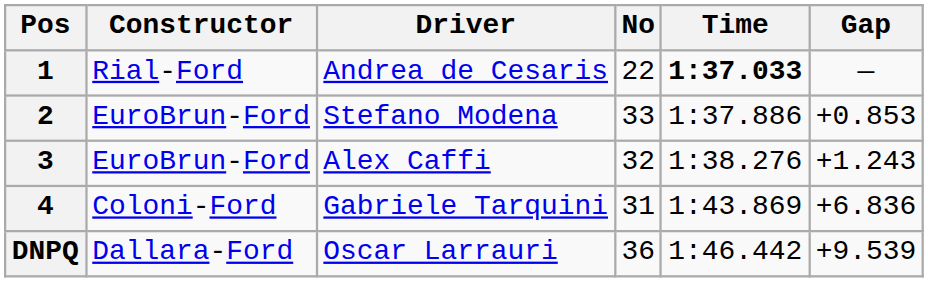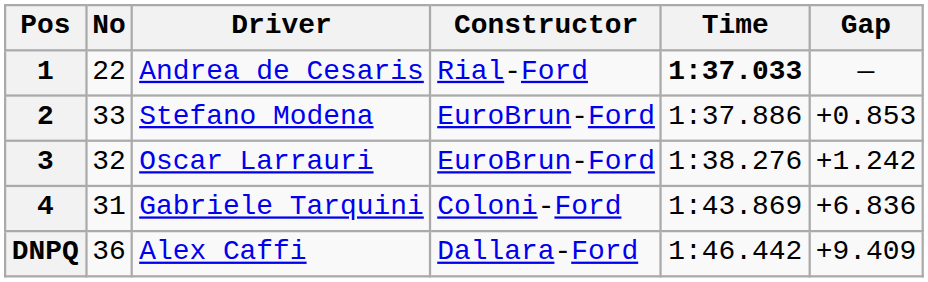columns swapped: (638, 28) <-> (201, 28)
(407, 163) Alex Caffi -> (256, 163) Oscar Larrauri
(866, 163) +1.243 -> (866, 163) +1.242
(441, 253) Oscar Larrauri -> (223, 253) Alex Caffi
(866, 253) +9.539 -> (866, 253) +9.409
